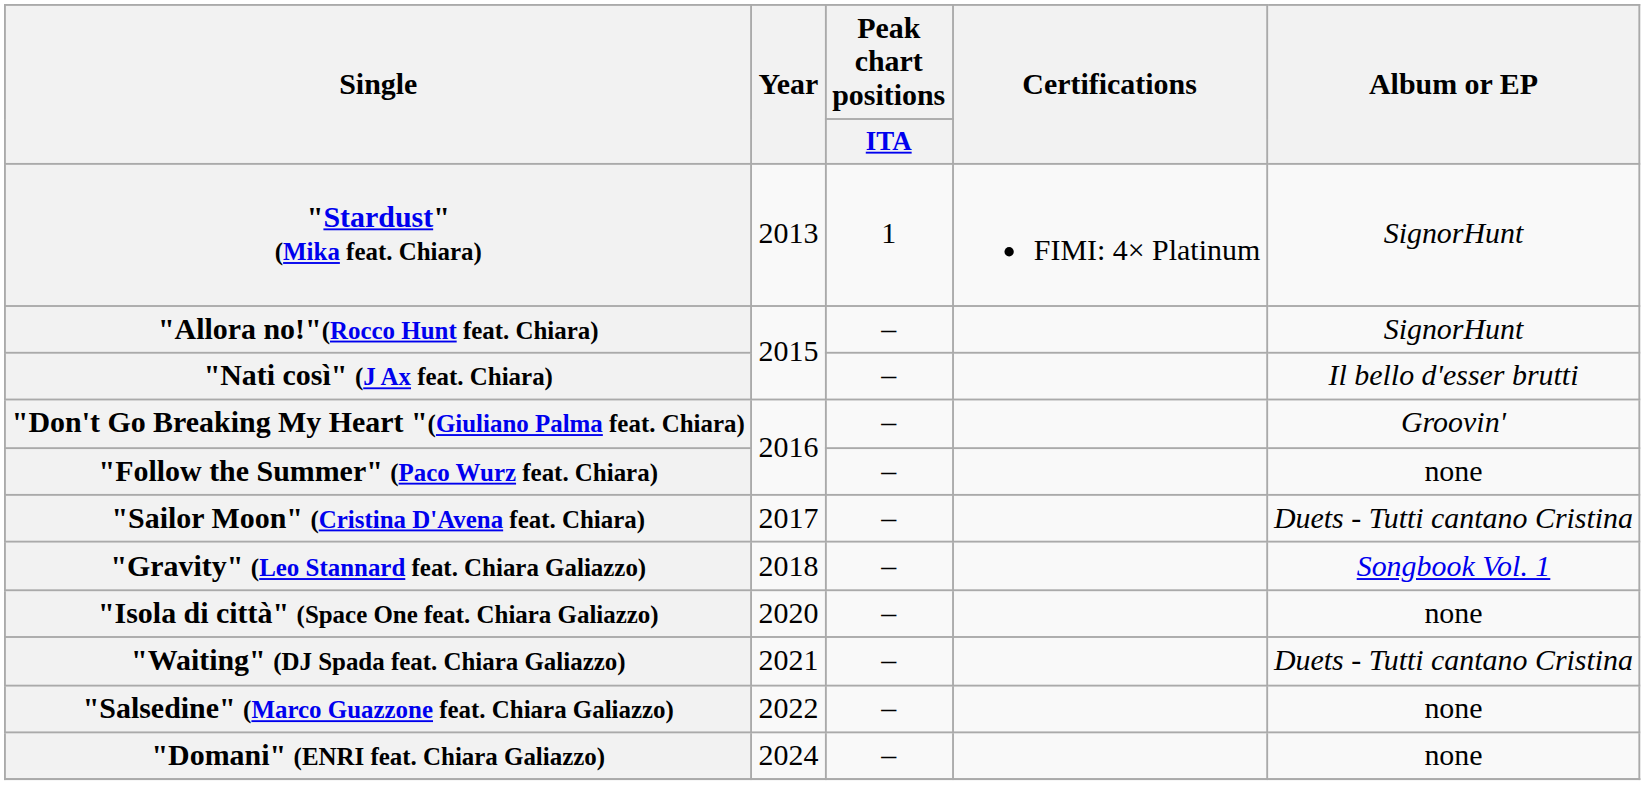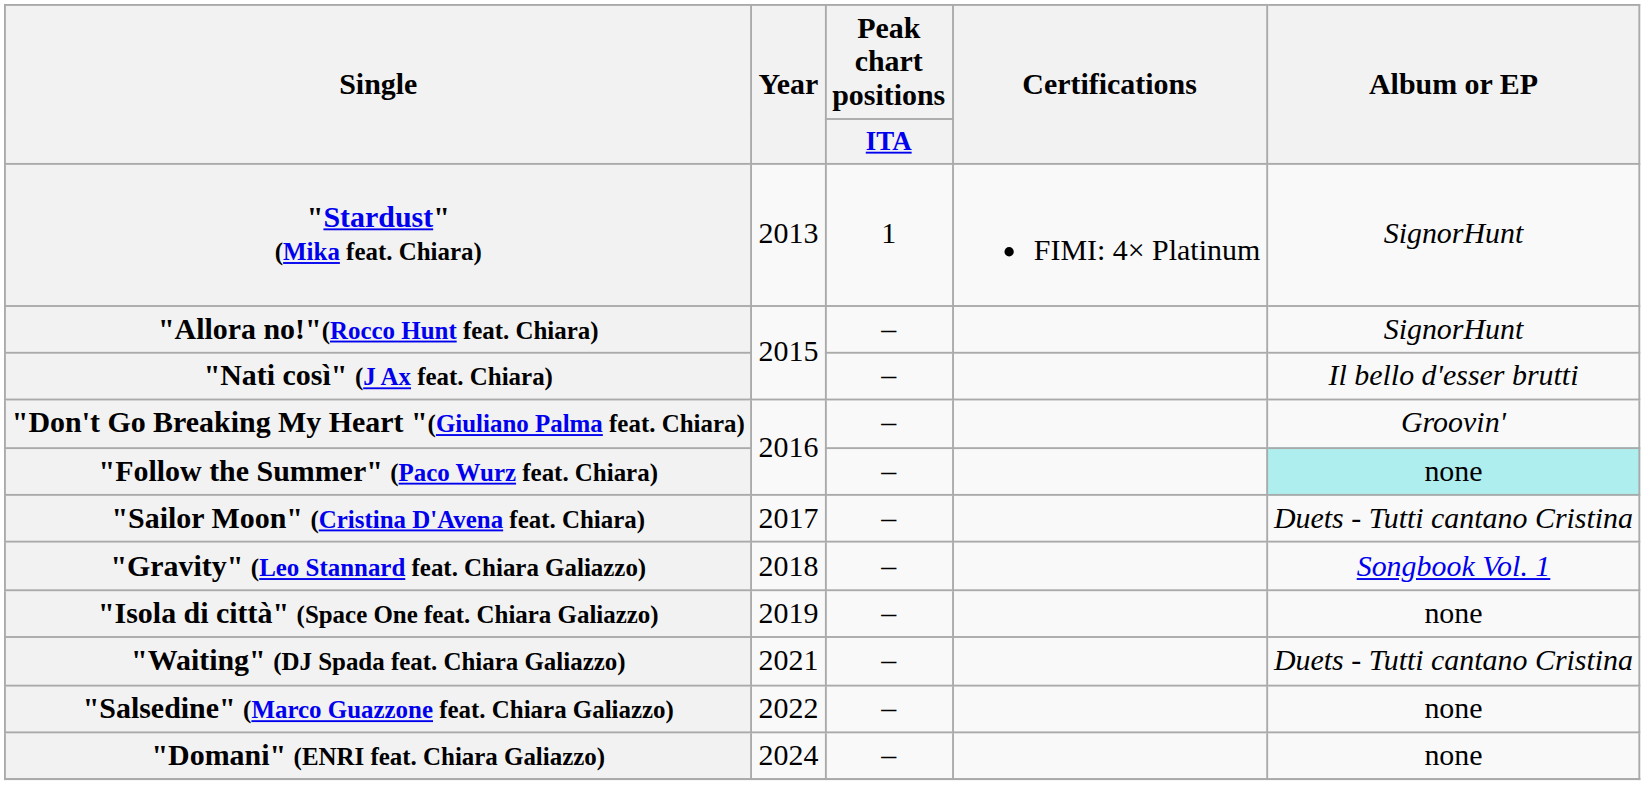(1453, 470) no background -> (1453, 470) paleturquoise background
(788, 613) 2020 -> (788, 613) 2019
